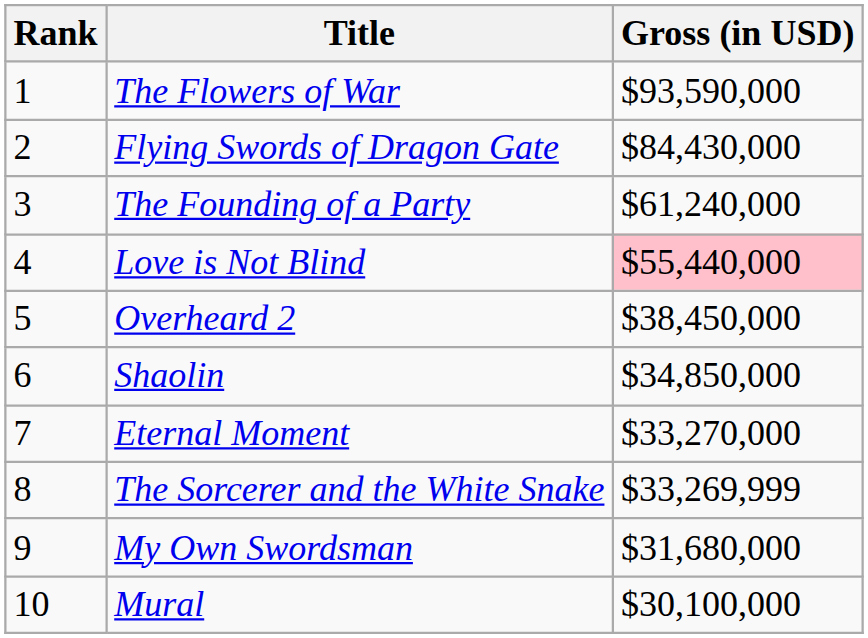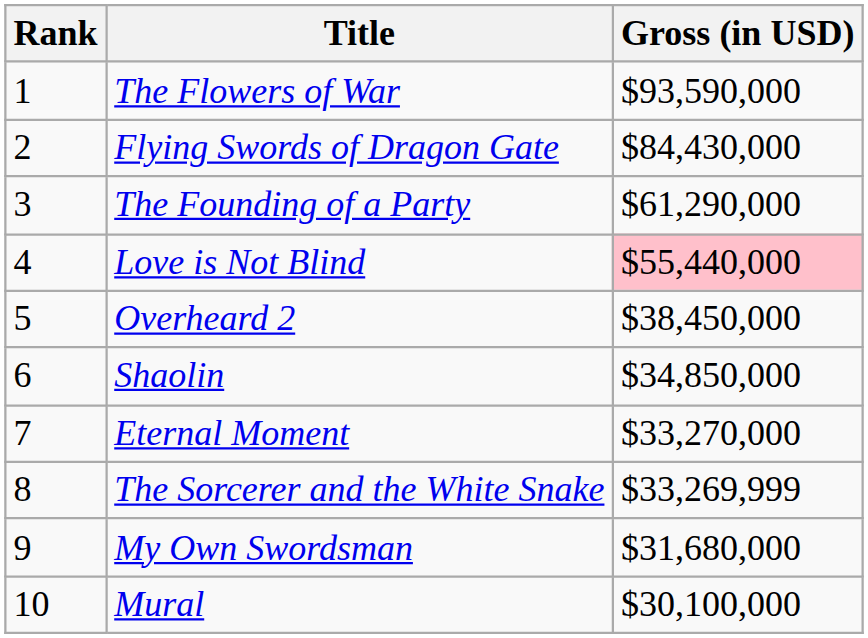(711, 204) $61,240,000 -> (711, 204) $61,290,000
